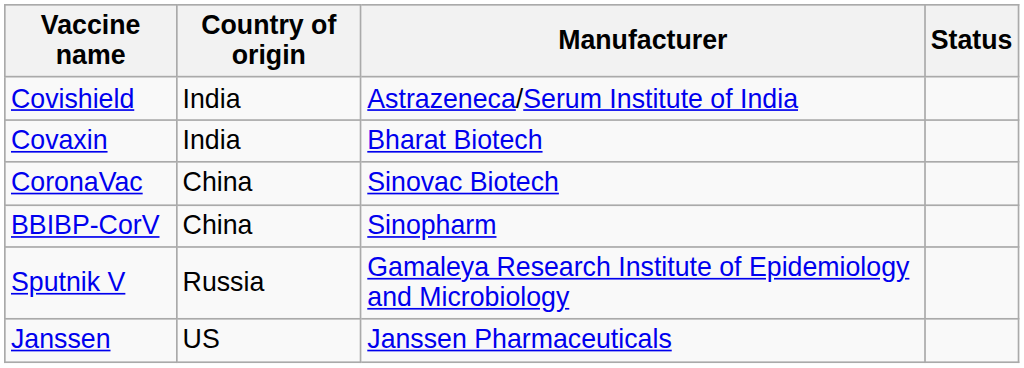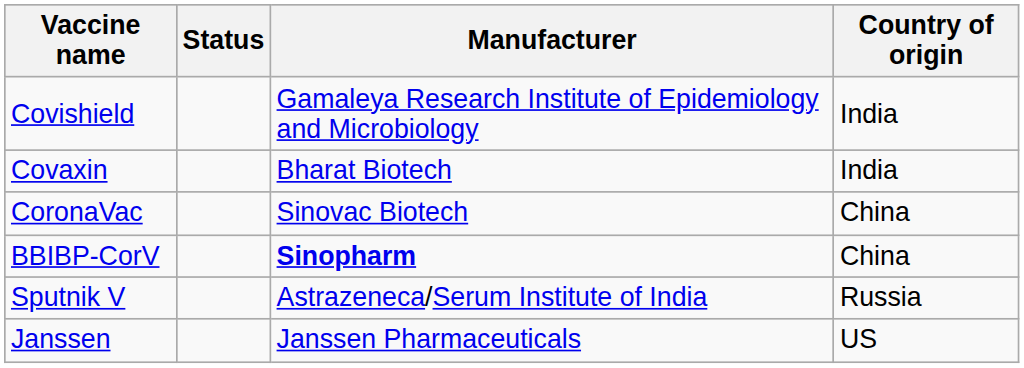columns swapped: (269, 40) <-> (972, 40)
(583, 98) Astrazeneca/Serum Institute of India -> (548, 113) Gamaleya Research Institute of Epidemiology and Microbiology
(432, 225) normal -> (346, 255) bold
(638, 282) Gamaleya Research Institute of Epidemiology and Microbiology -> (492, 297) Astrazeneca/Serum Institute of India
